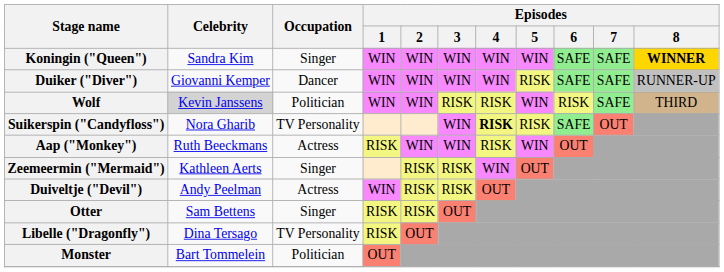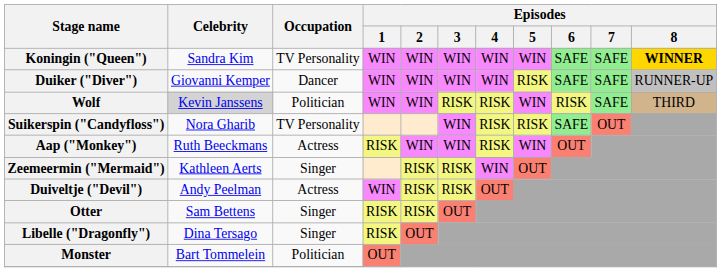(318, 59) Singer -> (318, 59) TV Personality
(496, 124) bold -> (495, 124) normal
(318, 233) TV Personality -> (318, 233) Singer
